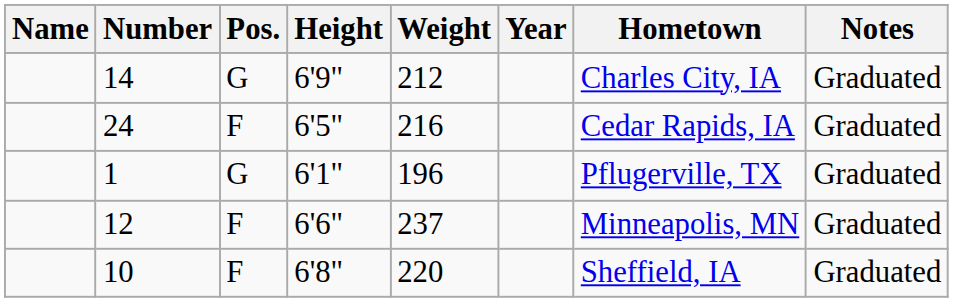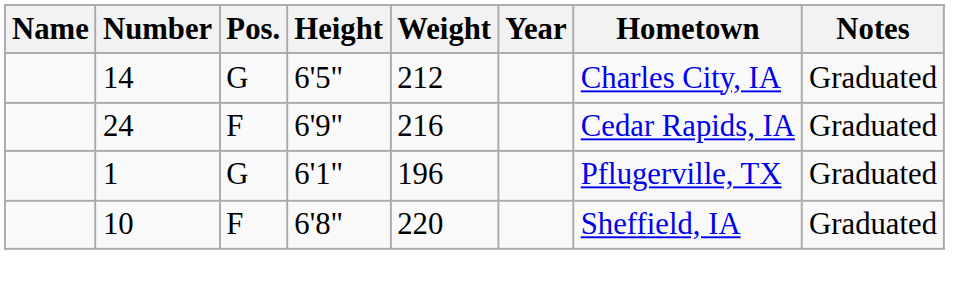(319, 77) 6'9" -> (319, 77) 6'5"
(319, 126) 6'5" -> (319, 126) 6'9"
- row: (118, 223)
